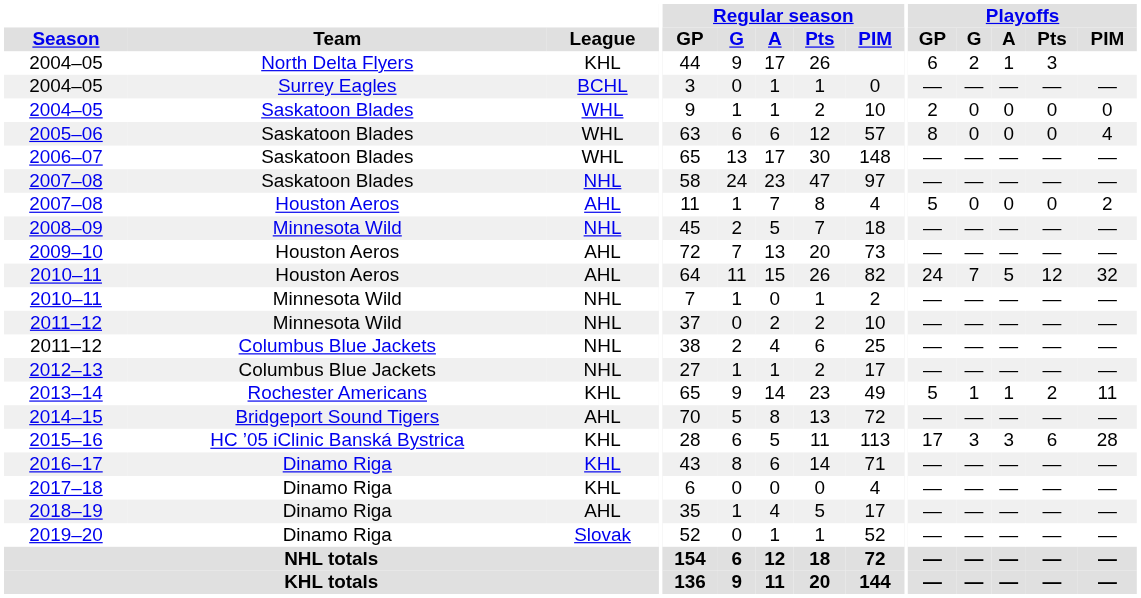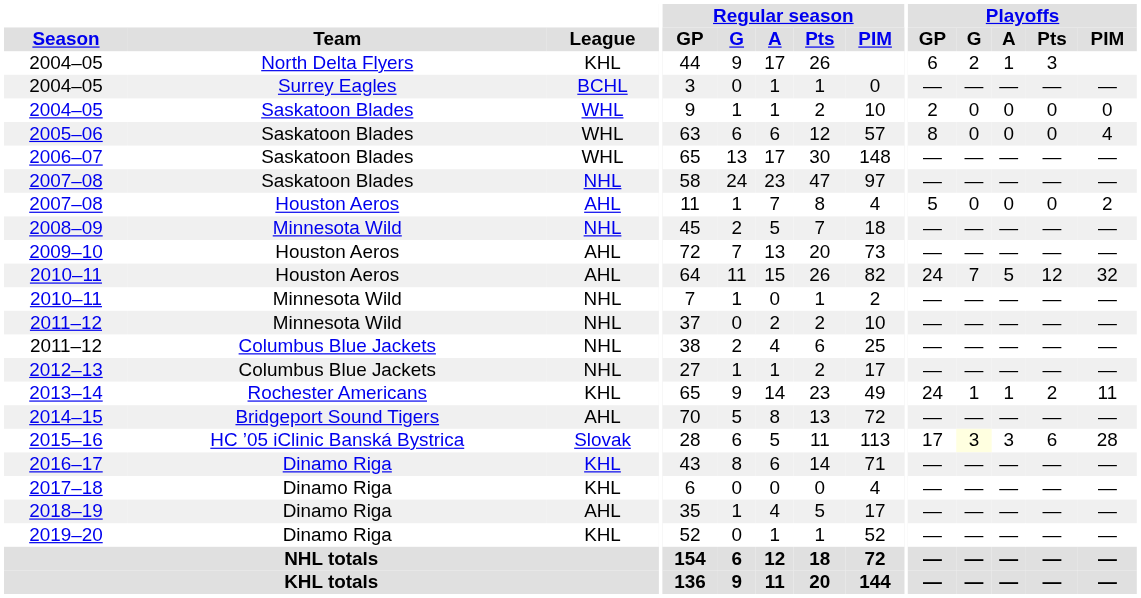(933, 393) 5 -> (933, 393) 24
(602, 440) KHL -> (602, 440) Slovak
(974, 440) no background -> (974, 440) lightyellow background
(602, 534) Slovak -> (602, 534) KHL
